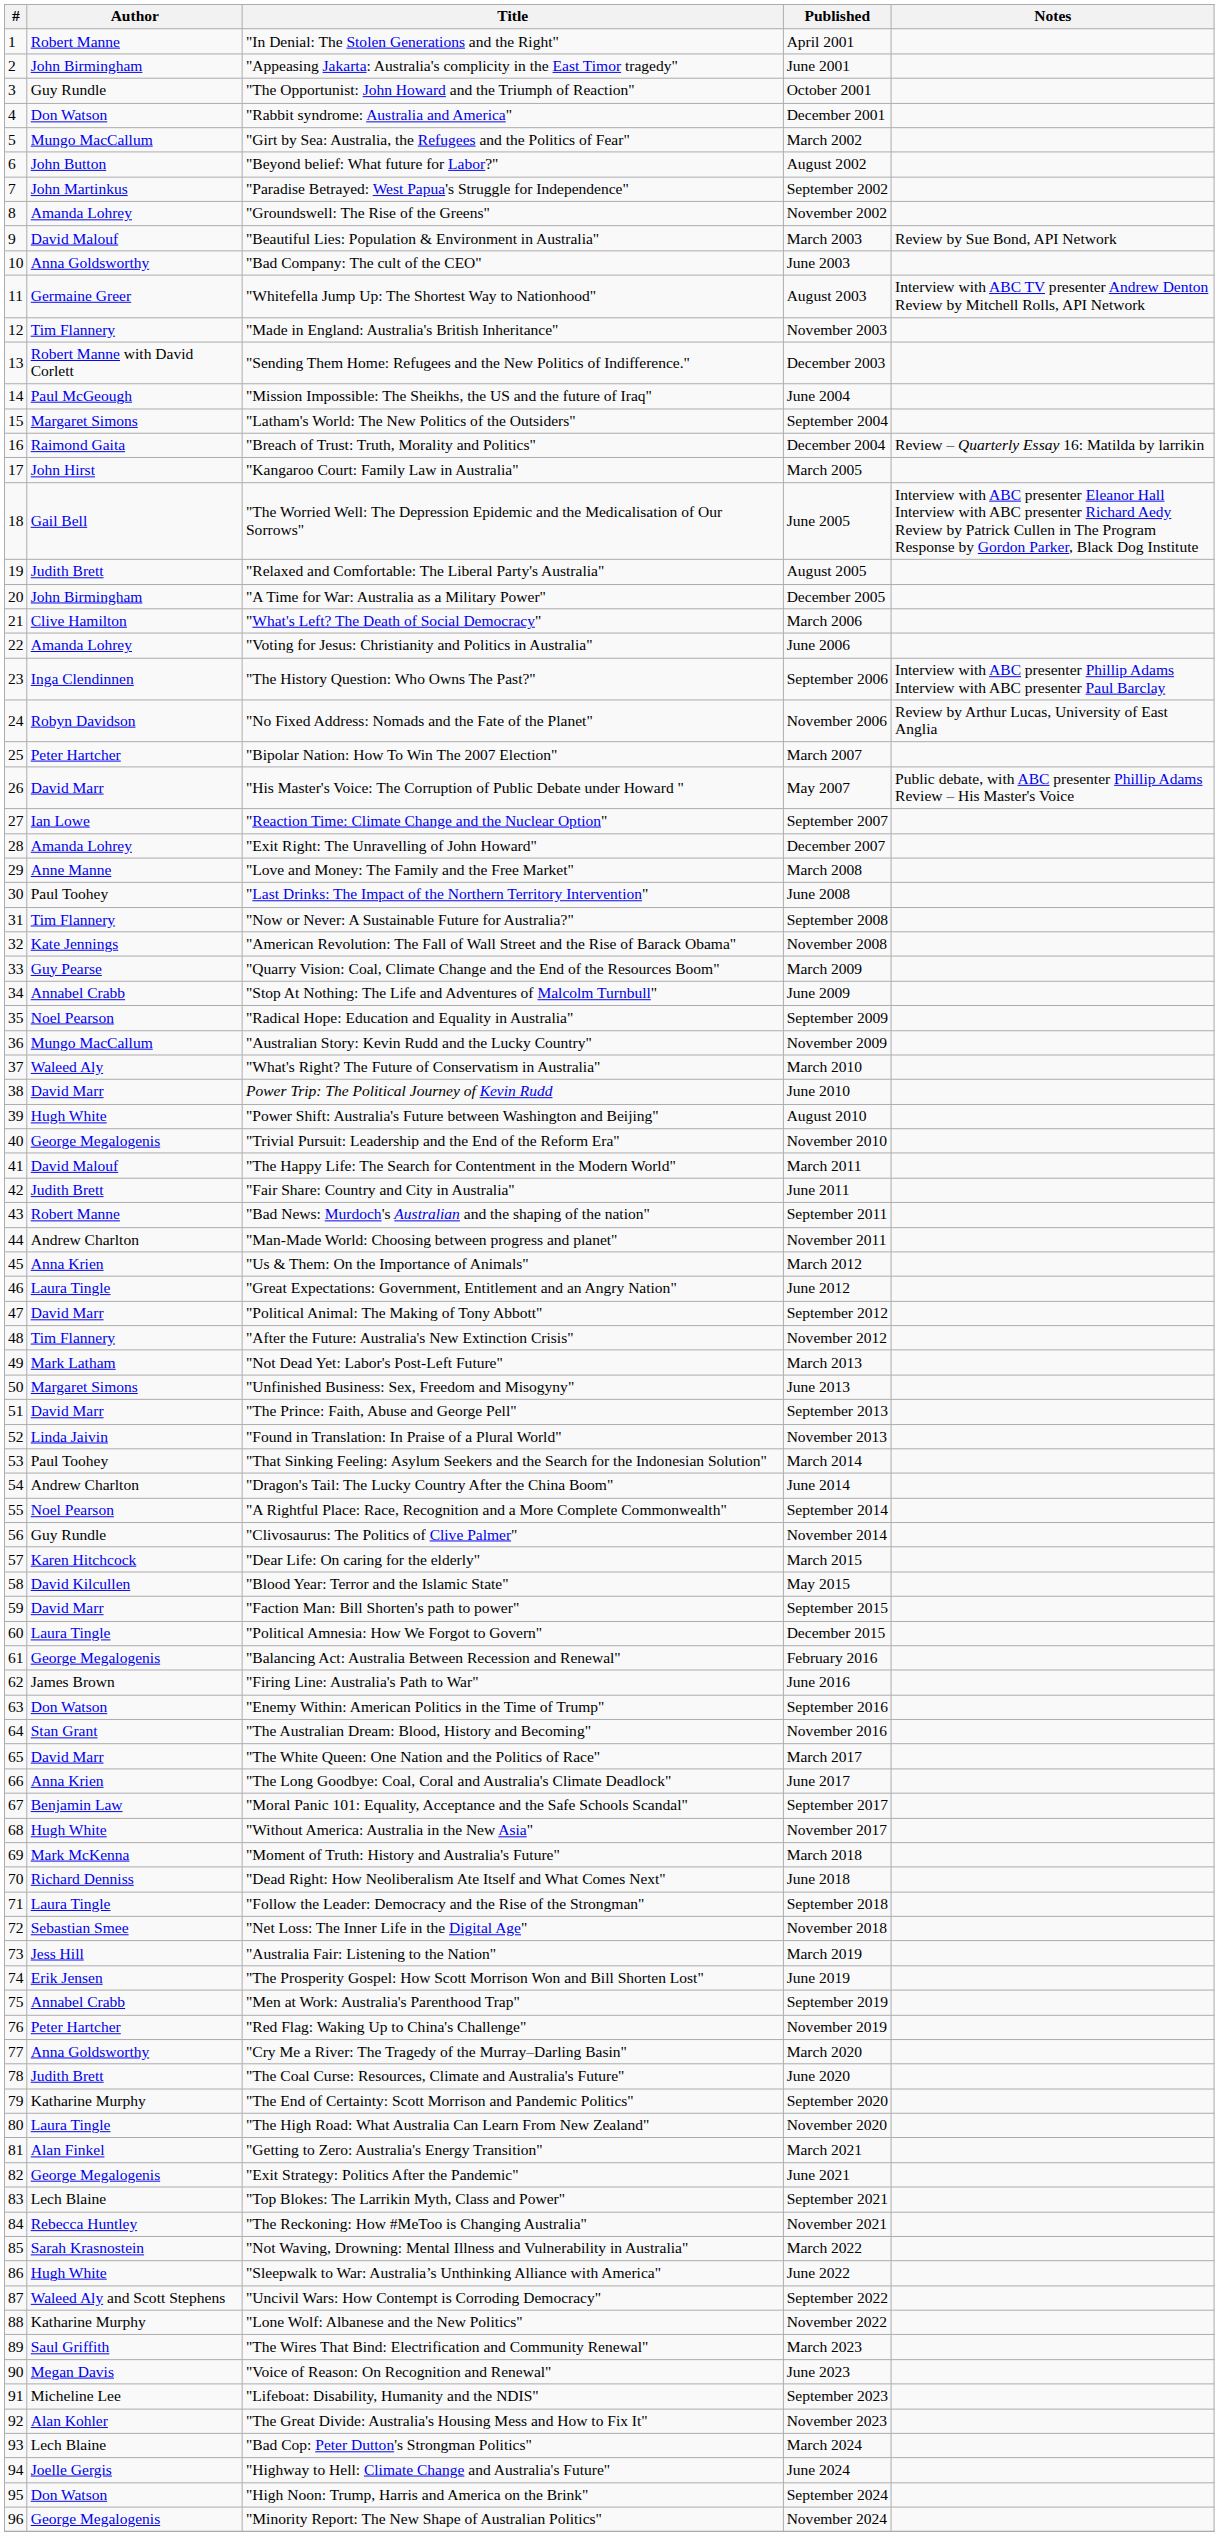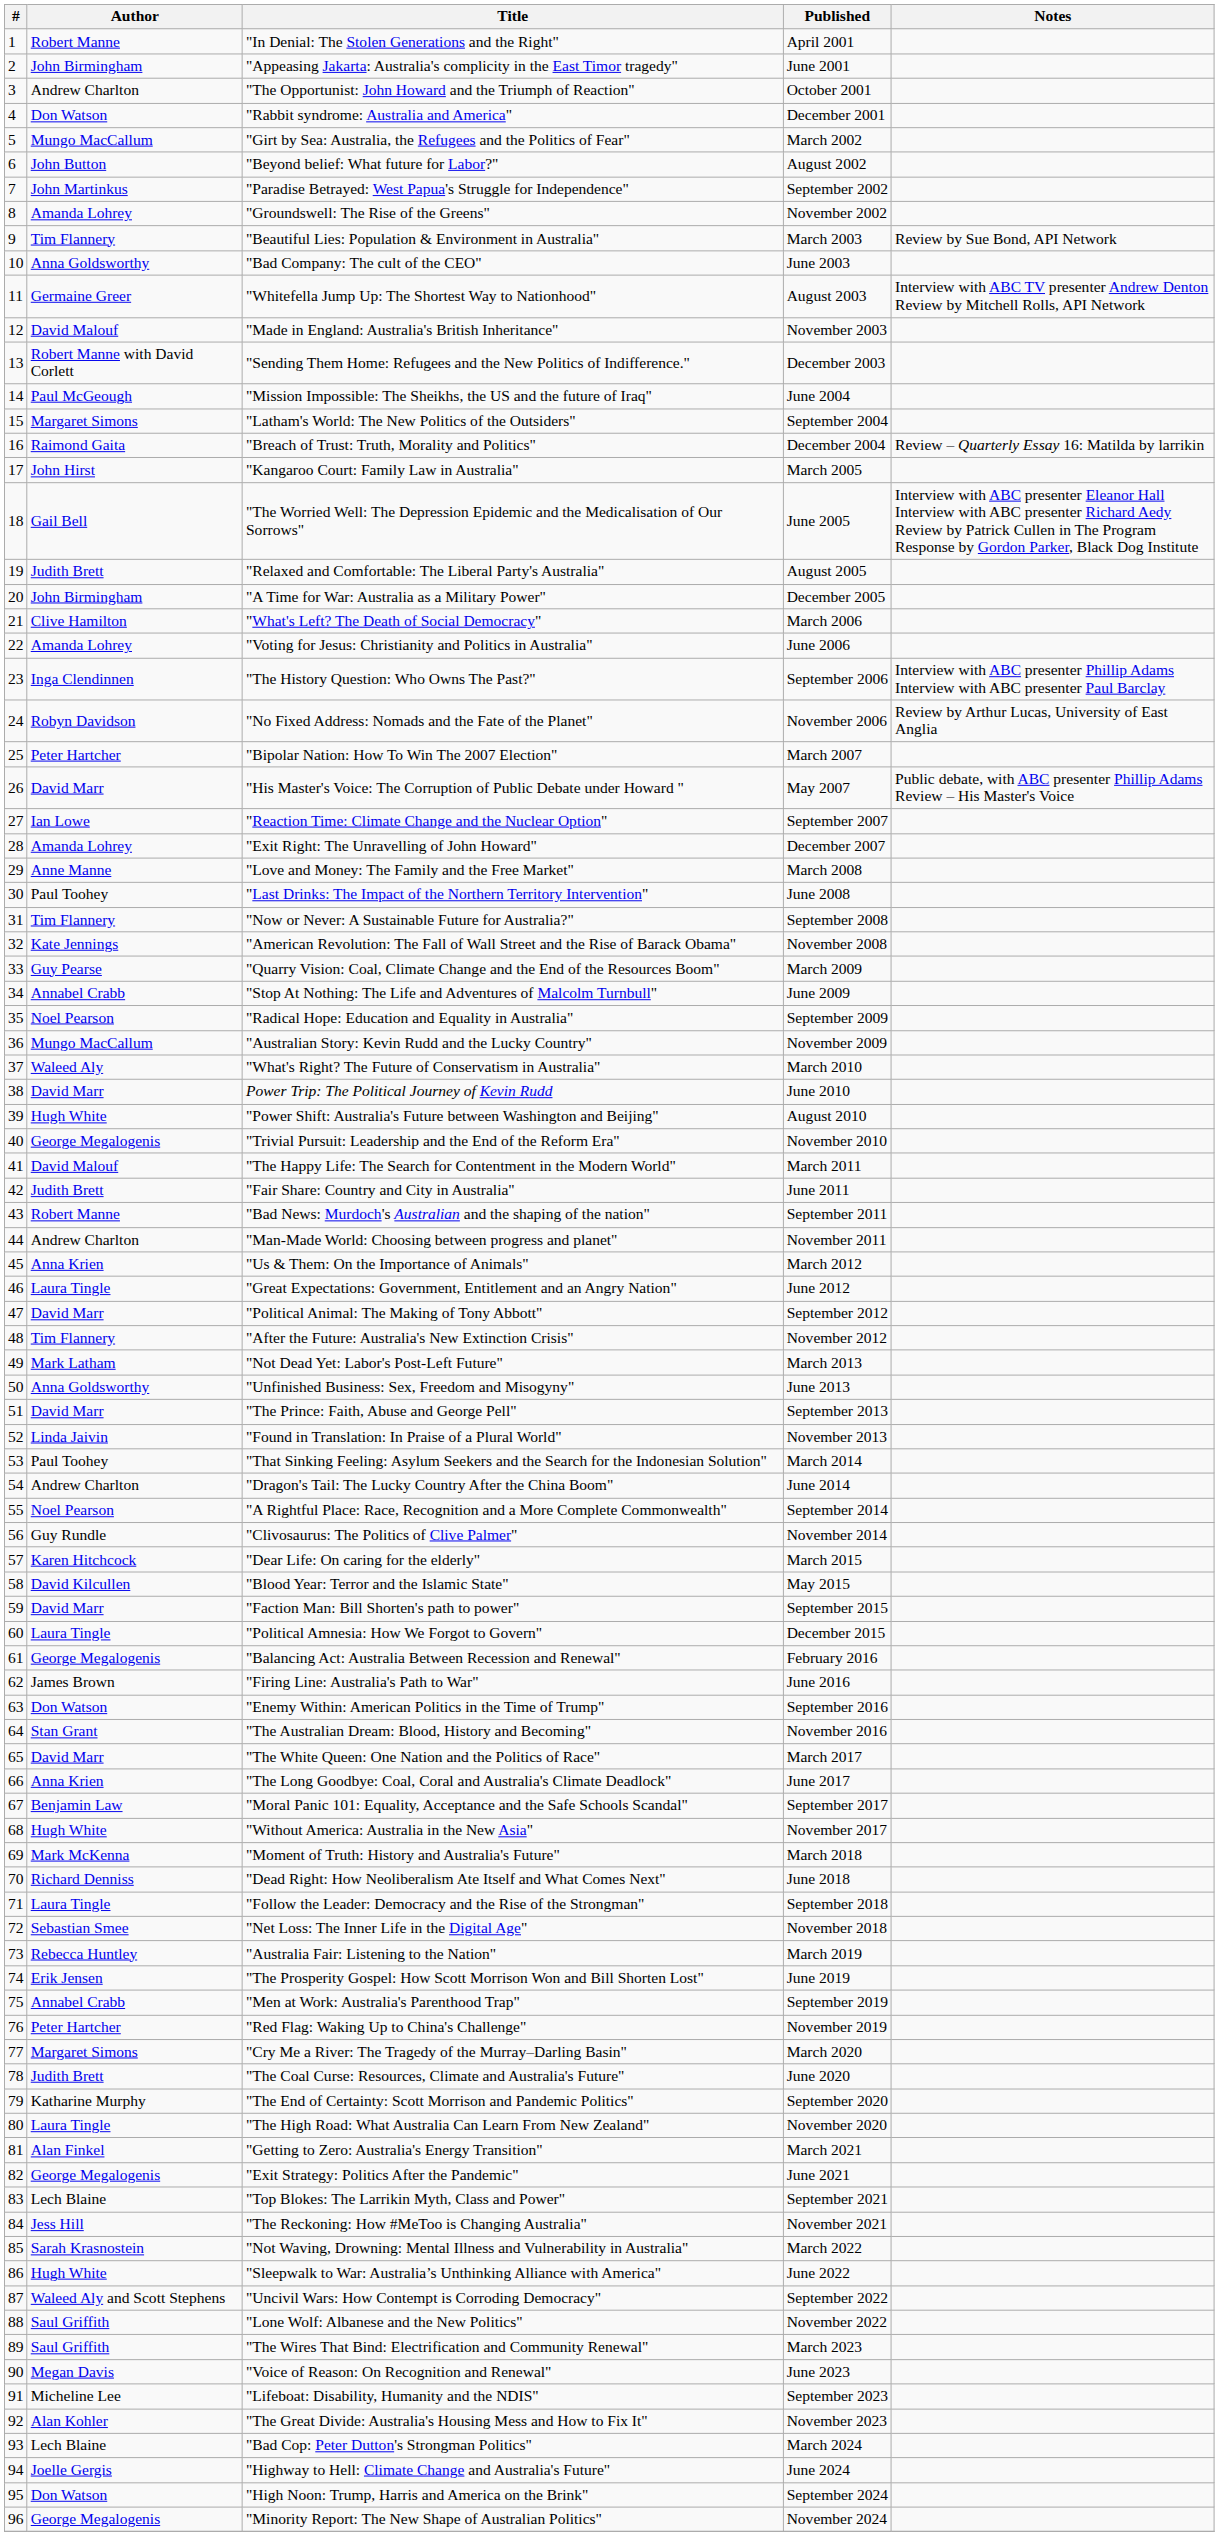(68, 90) Guy Rundle -> (85, 90) Andrew Charlton
(74, 238) David Malouf -> (73, 238) Tim Flannery
(73, 329) Tim Flannery -> (74, 329) David Malouf
(84, 1387) Margaret Simons -> (90, 1387) Anna Goldsworthy
(57, 1953) Jess Hill -> (84, 1953) Rebecca Huntley
(90, 2051) Anna Goldsworthy -> (84, 2051) Margaret Simons
(84, 2224) Rebecca Huntley -> (57, 2224) Jess Hill
(88, 2322) Katharine Murphy -> (70, 2322) Saul Griffith
